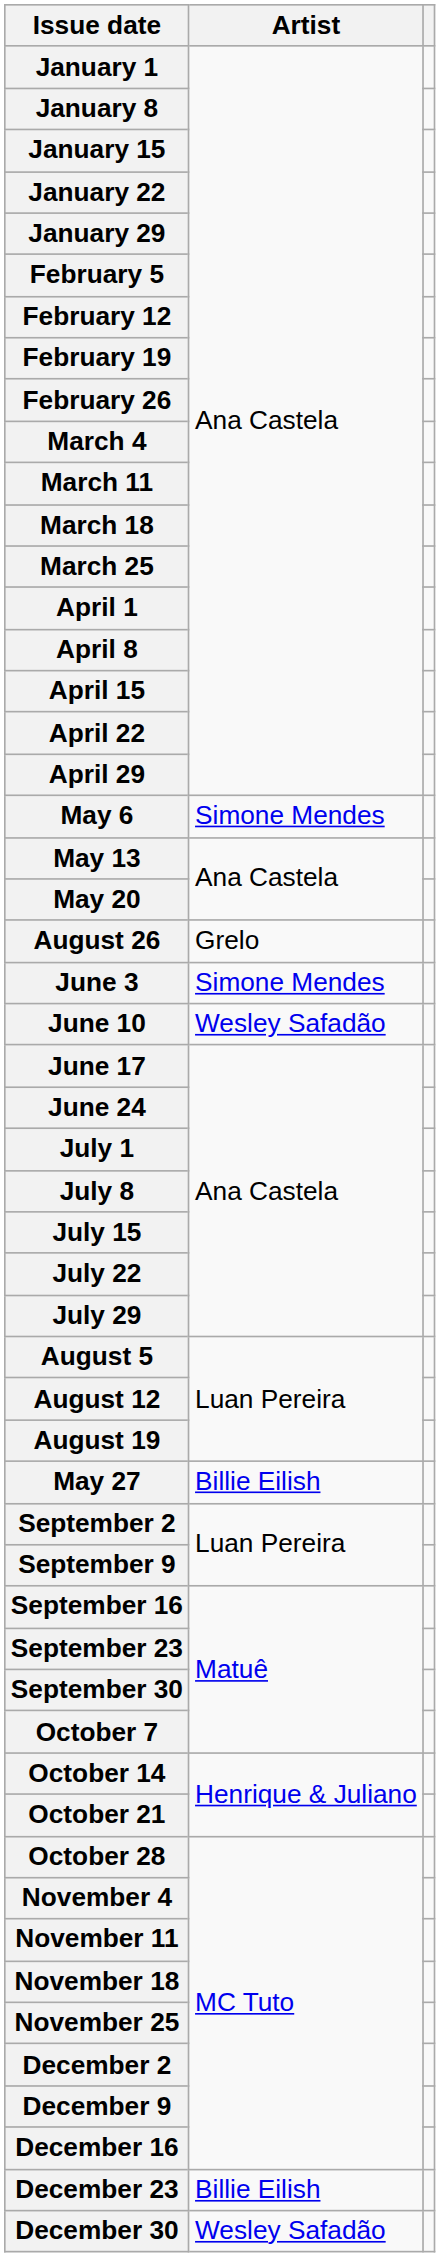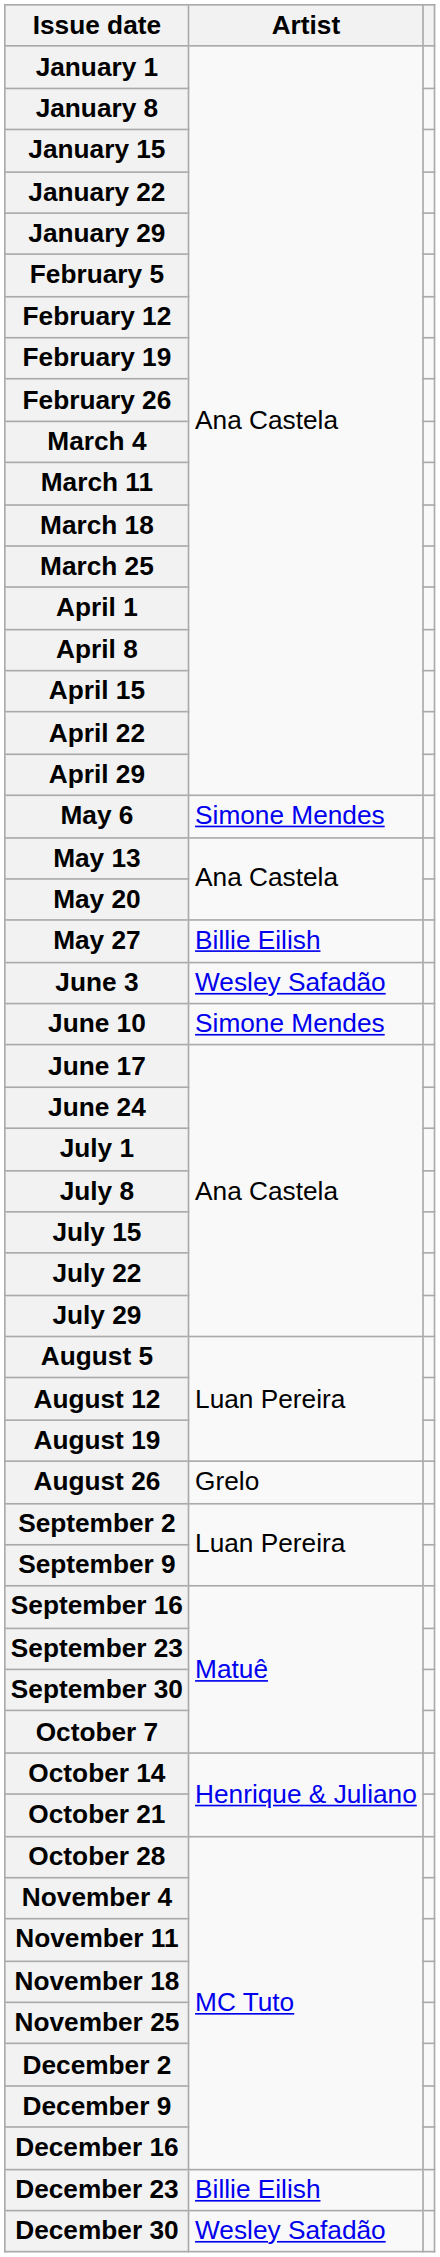rows swapped: (97, 1481) <-> (97, 940)
(290, 982) Simone Mendes -> (290, 982) Wesley Safadão
(290, 1024) Wesley Safadão -> (290, 1024) Simone Mendes
